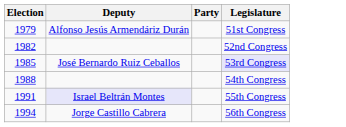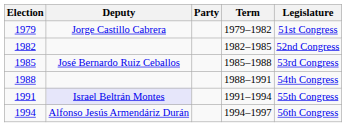+ column: (248, 12)
(119, 29) Alfonso Jesús Armendáriz Durán -> (119, 29) Jorge Castillo Cabrera
(256, 63) lavender background -> (308, 63) no background
(119, 113) Jorge Castillo Cabrera -> (119, 113) Alfonso Jesús Armendáriz Durán
